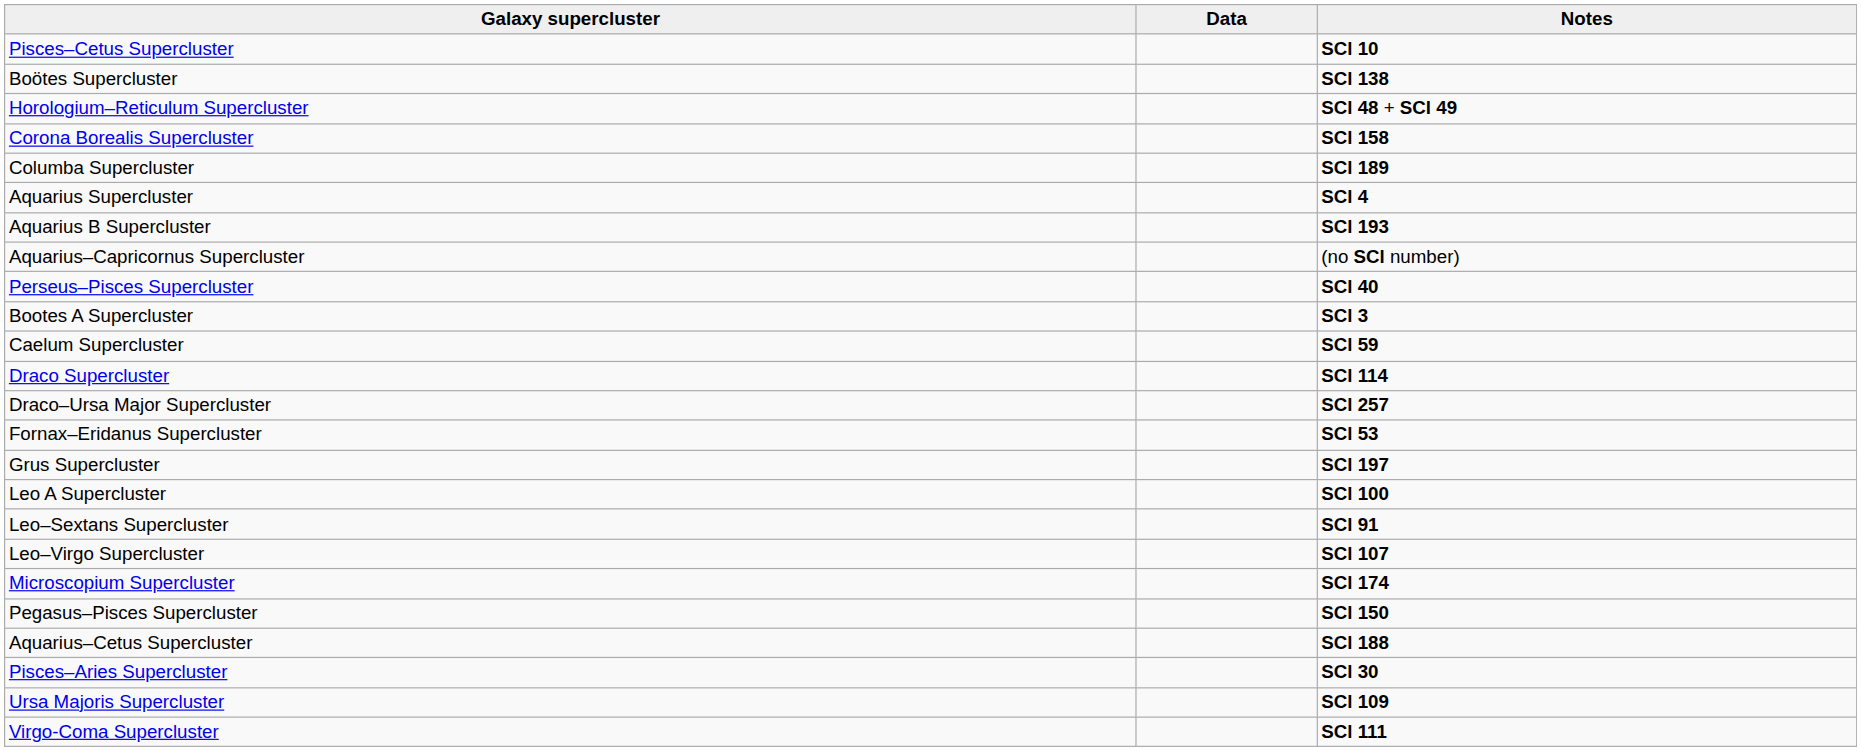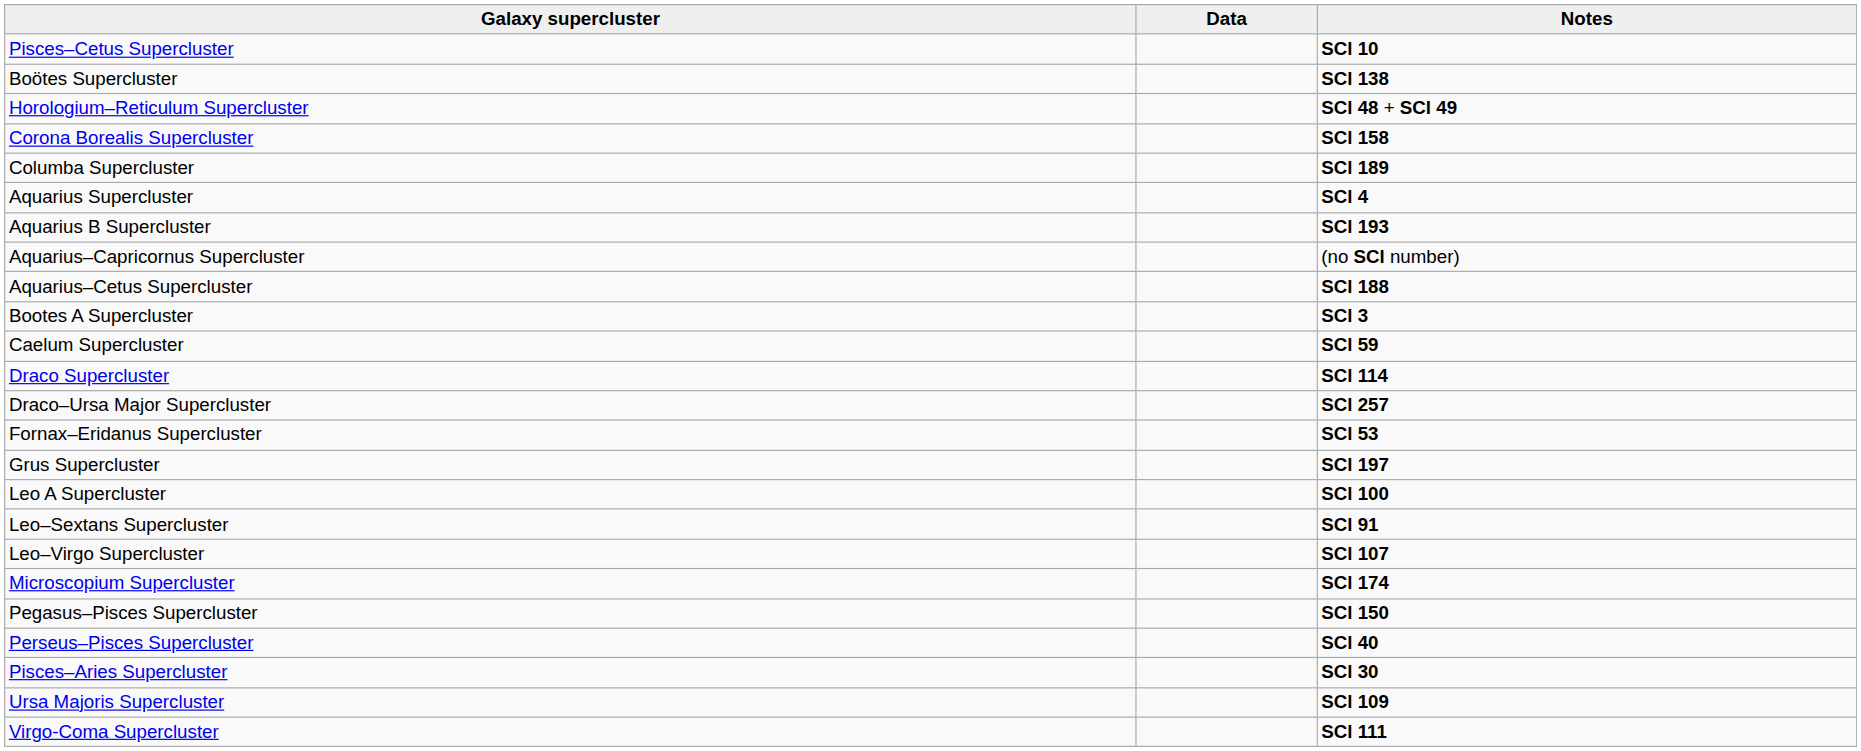rows swapped: (131, 642) <-> (131, 286)
